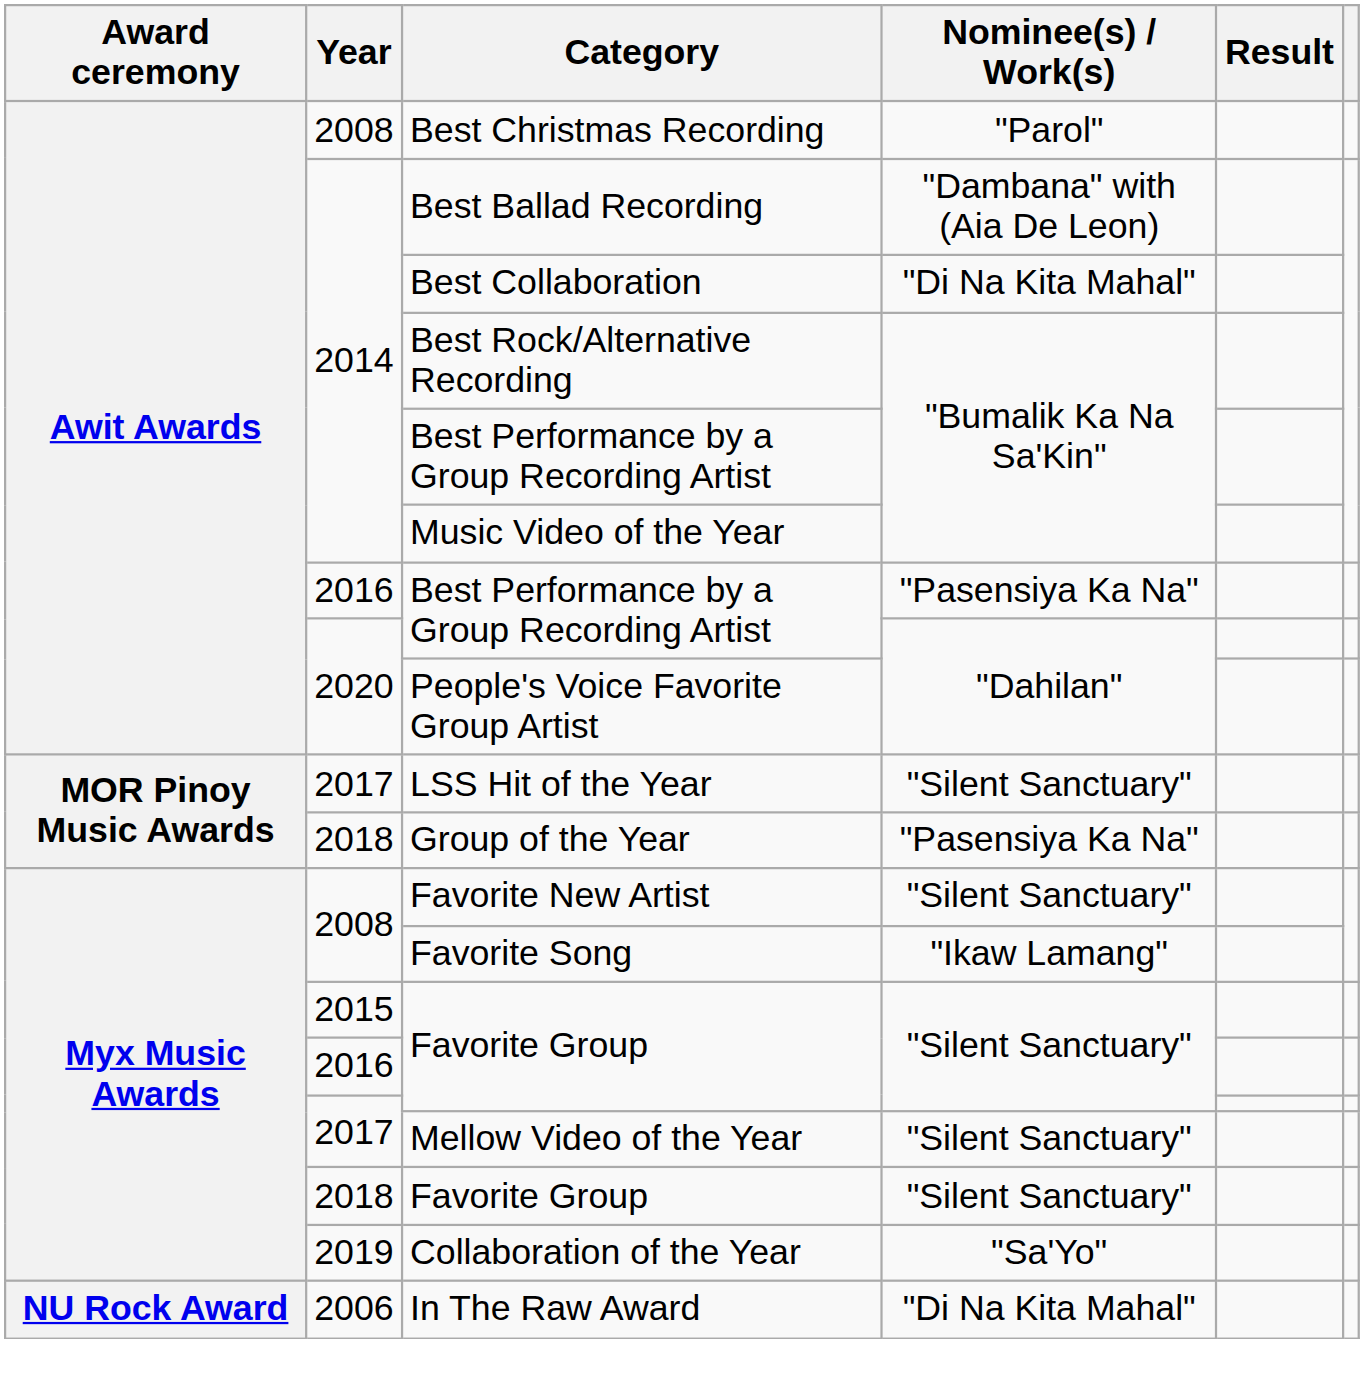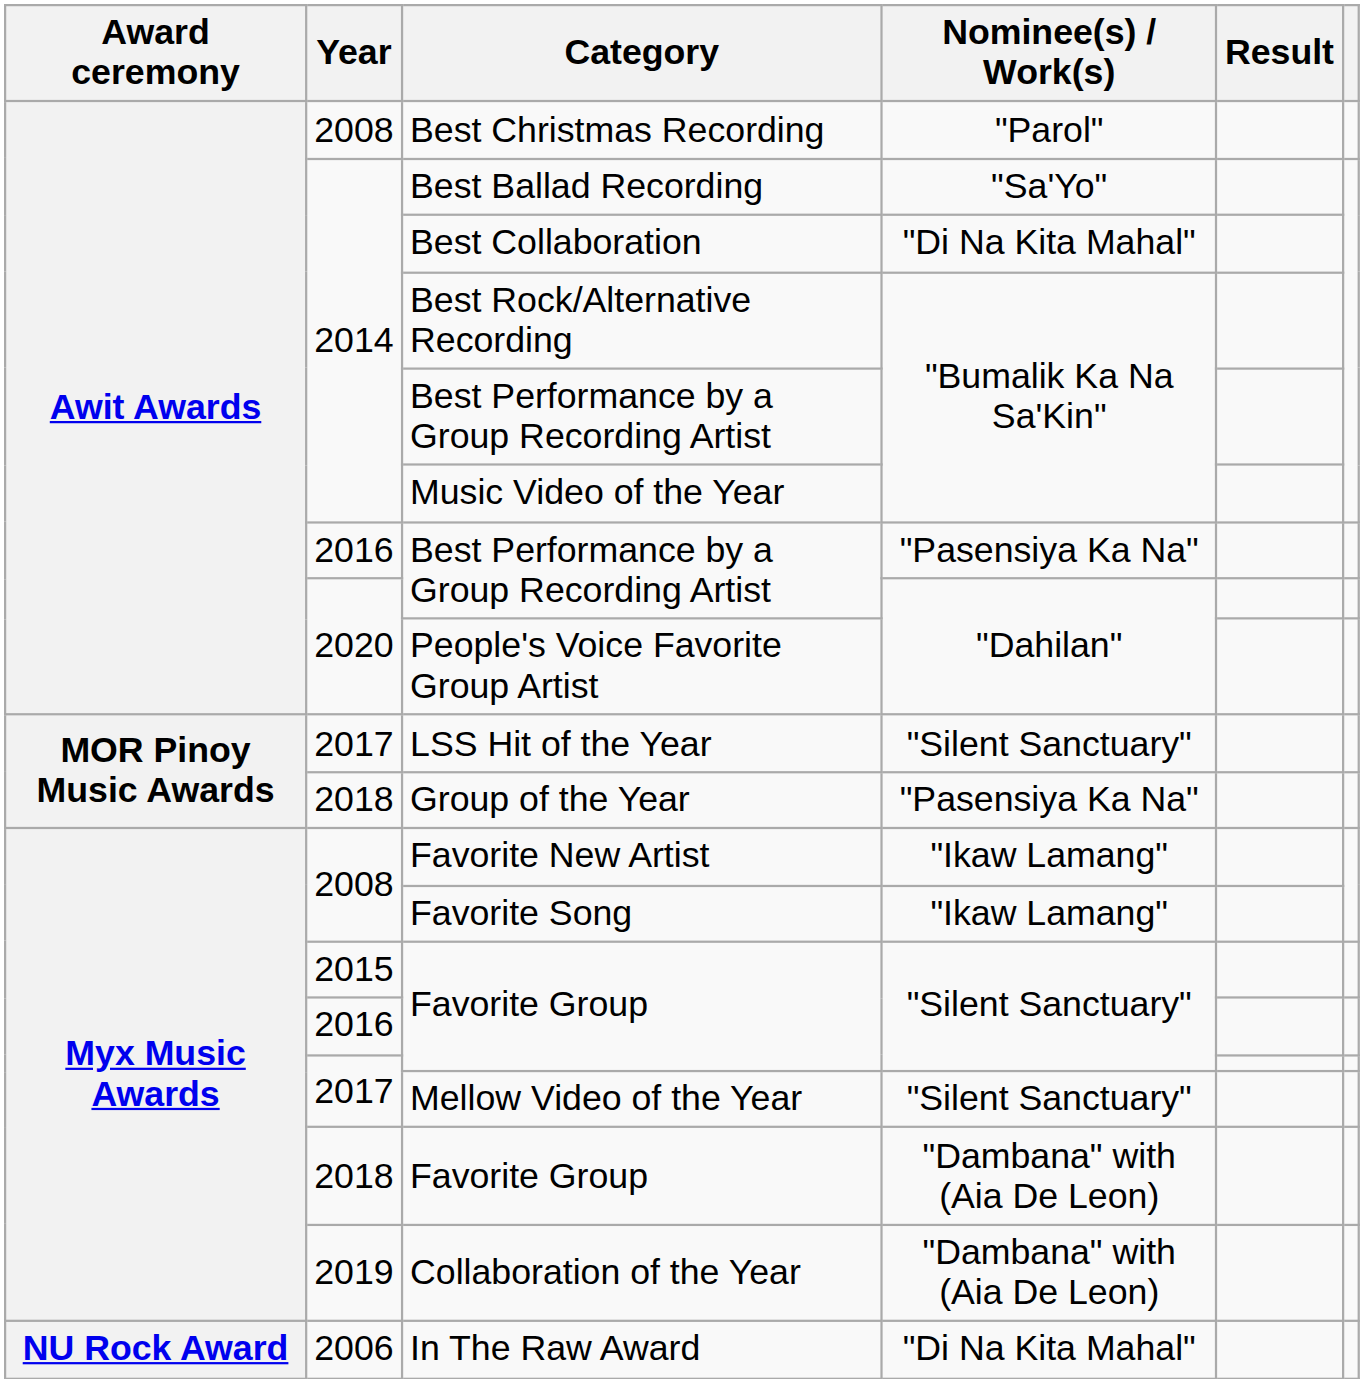(1049, 206) "Dambana" with (Aia De Leon) -> (1049, 186) "Sa'Yo"
(1049, 896) "Silent Sanctuary" -> (1049, 855) "Ikaw Lamang"
(1049, 1195) "Silent Sanctuary" -> (1049, 1175) "Dambana" with (Aia De Leon)
(1049, 1252) "Sa'Yo" -> (1049, 1272) "Dambana" with (Aia De Leon)
